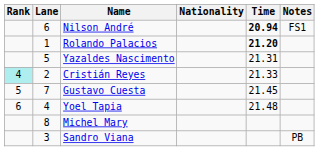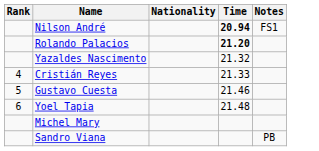- column: (47, 13)
(263, 60) 21.31 -> (235, 60) 21.32
(18, 76) paleturquoise background -> (18, 76) no background
(263, 91) 21.45 -> (235, 91) 21.46
